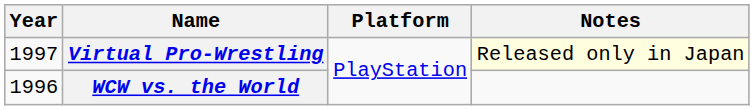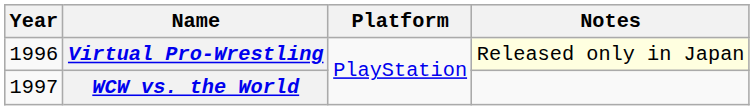(34, 54) 1997 -> (34, 54) 1996
(34, 87) 1996 -> (34, 87) 1997
